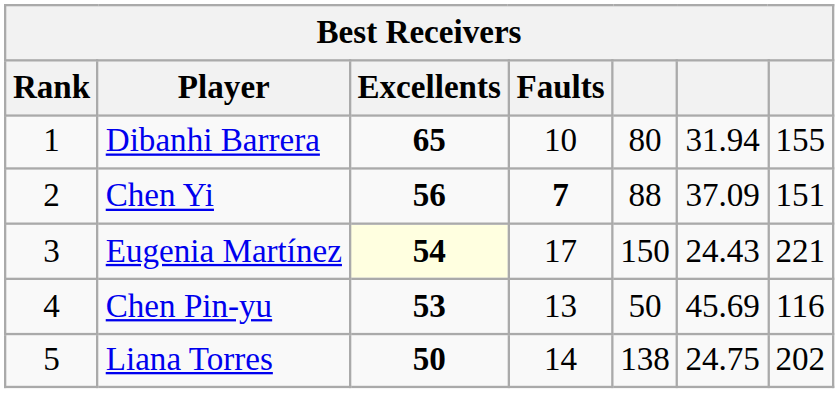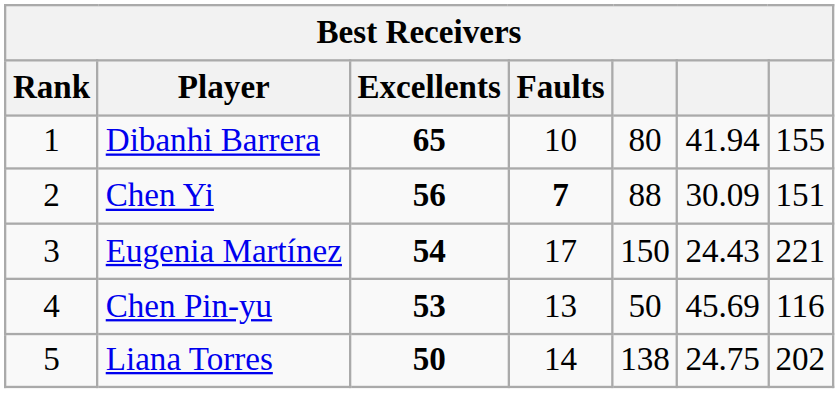(723, 141) 31.94 -> (723, 141) 41.94
(723, 196) 37.09 -> (723, 196) 30.09
(429, 250) lightyellow background -> (429, 250) no background
